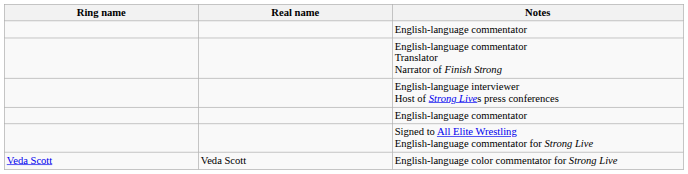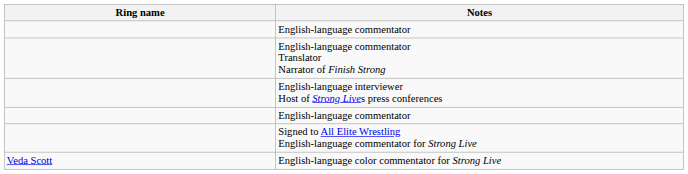- column: (295, 12)
